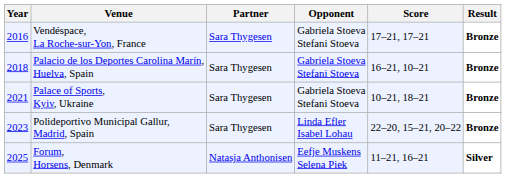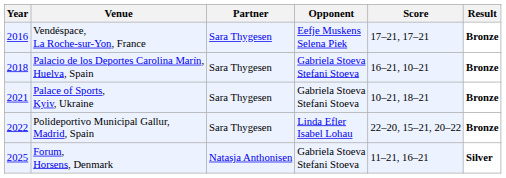(331, 37) Gabriela Stoeva Stefani Stoeva -> (329, 37) Eefje Muskens Selena Piek
(18, 128) 2023 -> (18, 128) 2022
(329, 158) Eefje Muskens Selena Piek -> (331, 158) Gabriela Stoeva Stefani Stoeva
